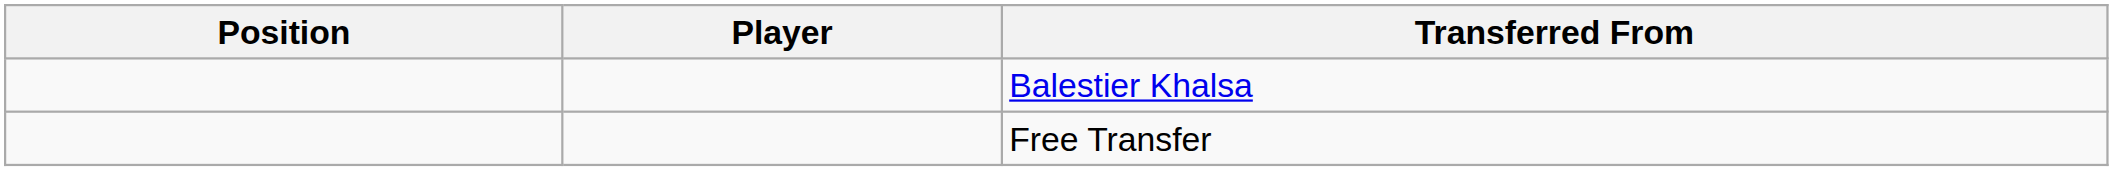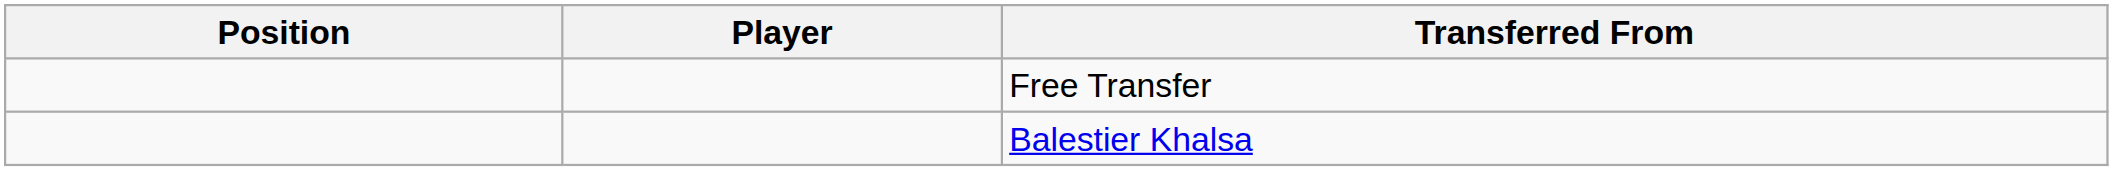rows swapped: (1131, 85) <-> (1110, 139)
